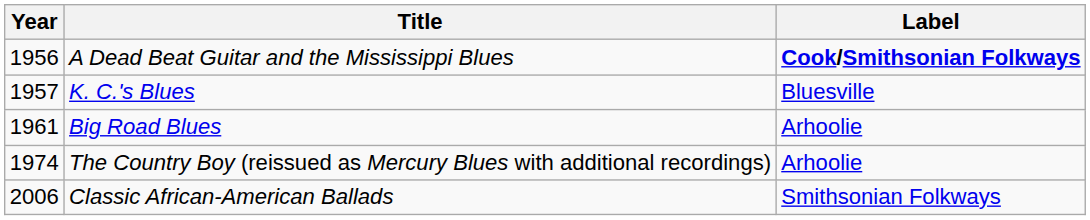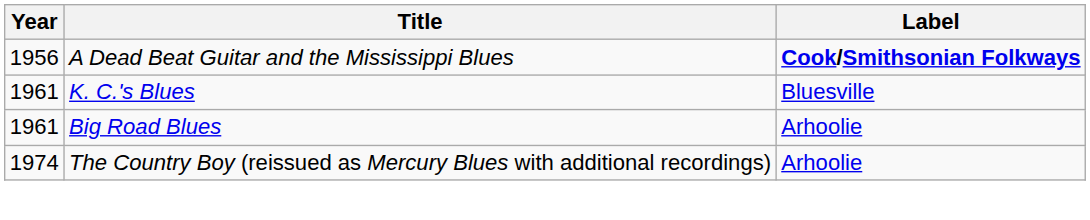(34, 92) 1957 -> (34, 92) 1961
- row: (231, 197)
